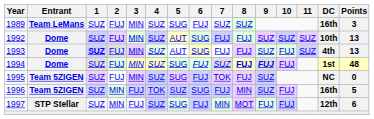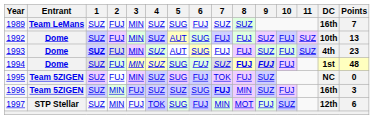(354, 24) 3 -> (354, 24) 7
(287, 37) SUZ -> (287, 37) FUJ
(354, 50) 13 -> (354, 50) 23
(156, 90) TOK -> (156, 90) SUZ
(222, 90) normal -> (222, 90) bold
(354, 90) 5 -> (354, 90) 3
(156, 104) SUZ -> (156, 104) TOK
(287, 104) FUJ -> (287, 104) SUZ
